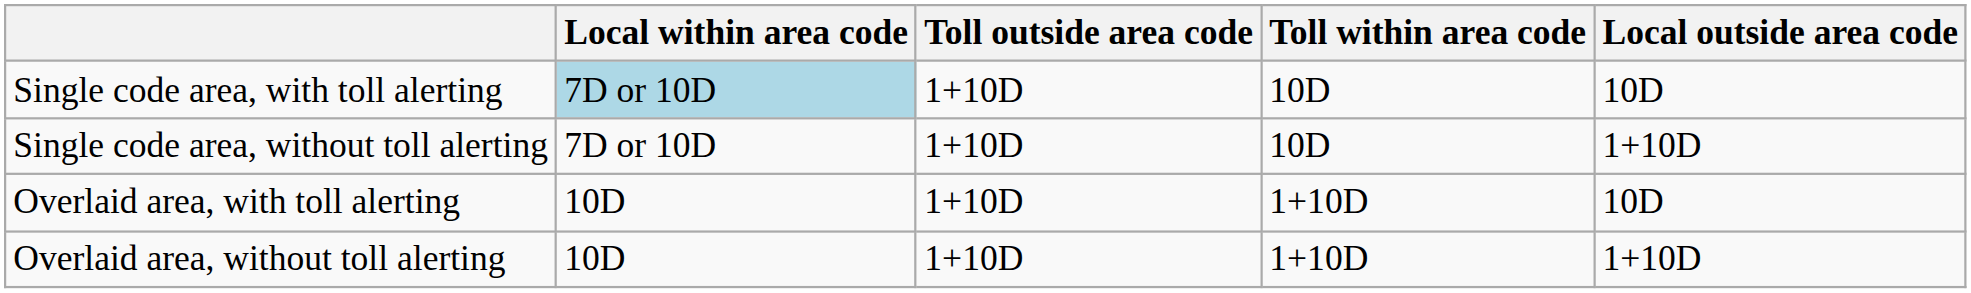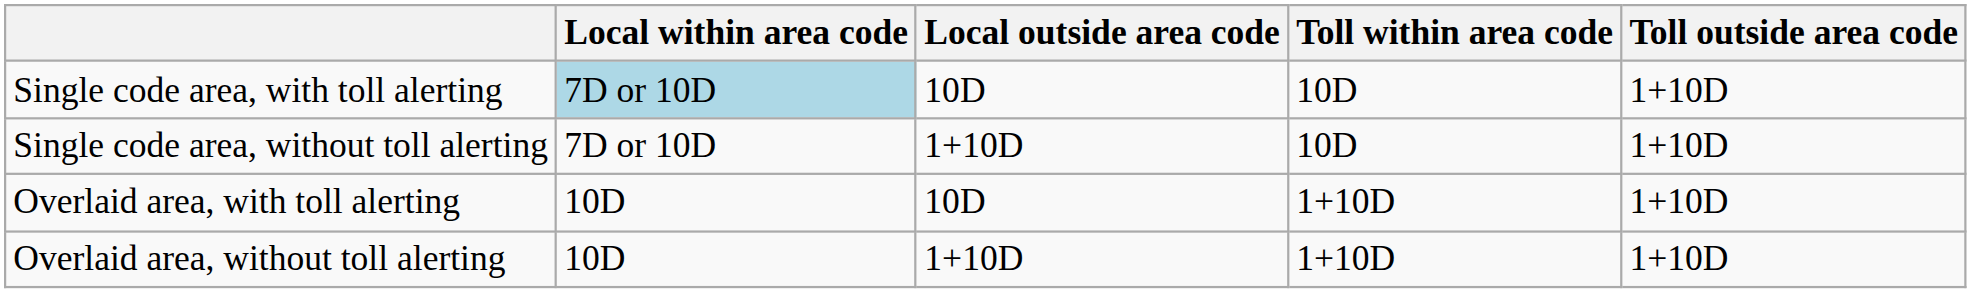columns swapped: (1780, 32) <-> (1089, 32)
